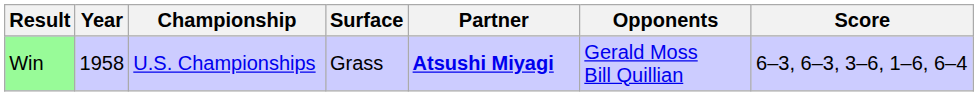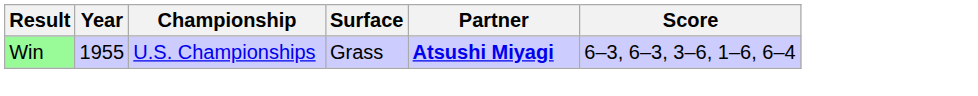- column: (666, 20)
(102, 63) 1958 -> (102, 52) 1955
